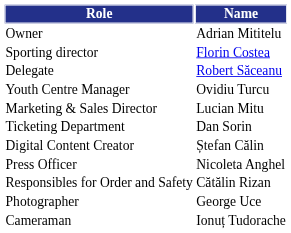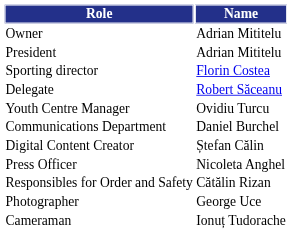+ row: (31, 52)
- row: (81, 108)
- row: (65, 127)
+ row: (86, 127)
